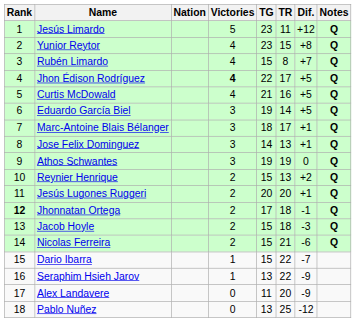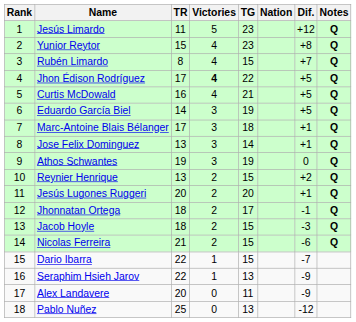columns swapped: (190, 12) <-> (285, 12)
(19, 210) bold -> (19, 210) normal
